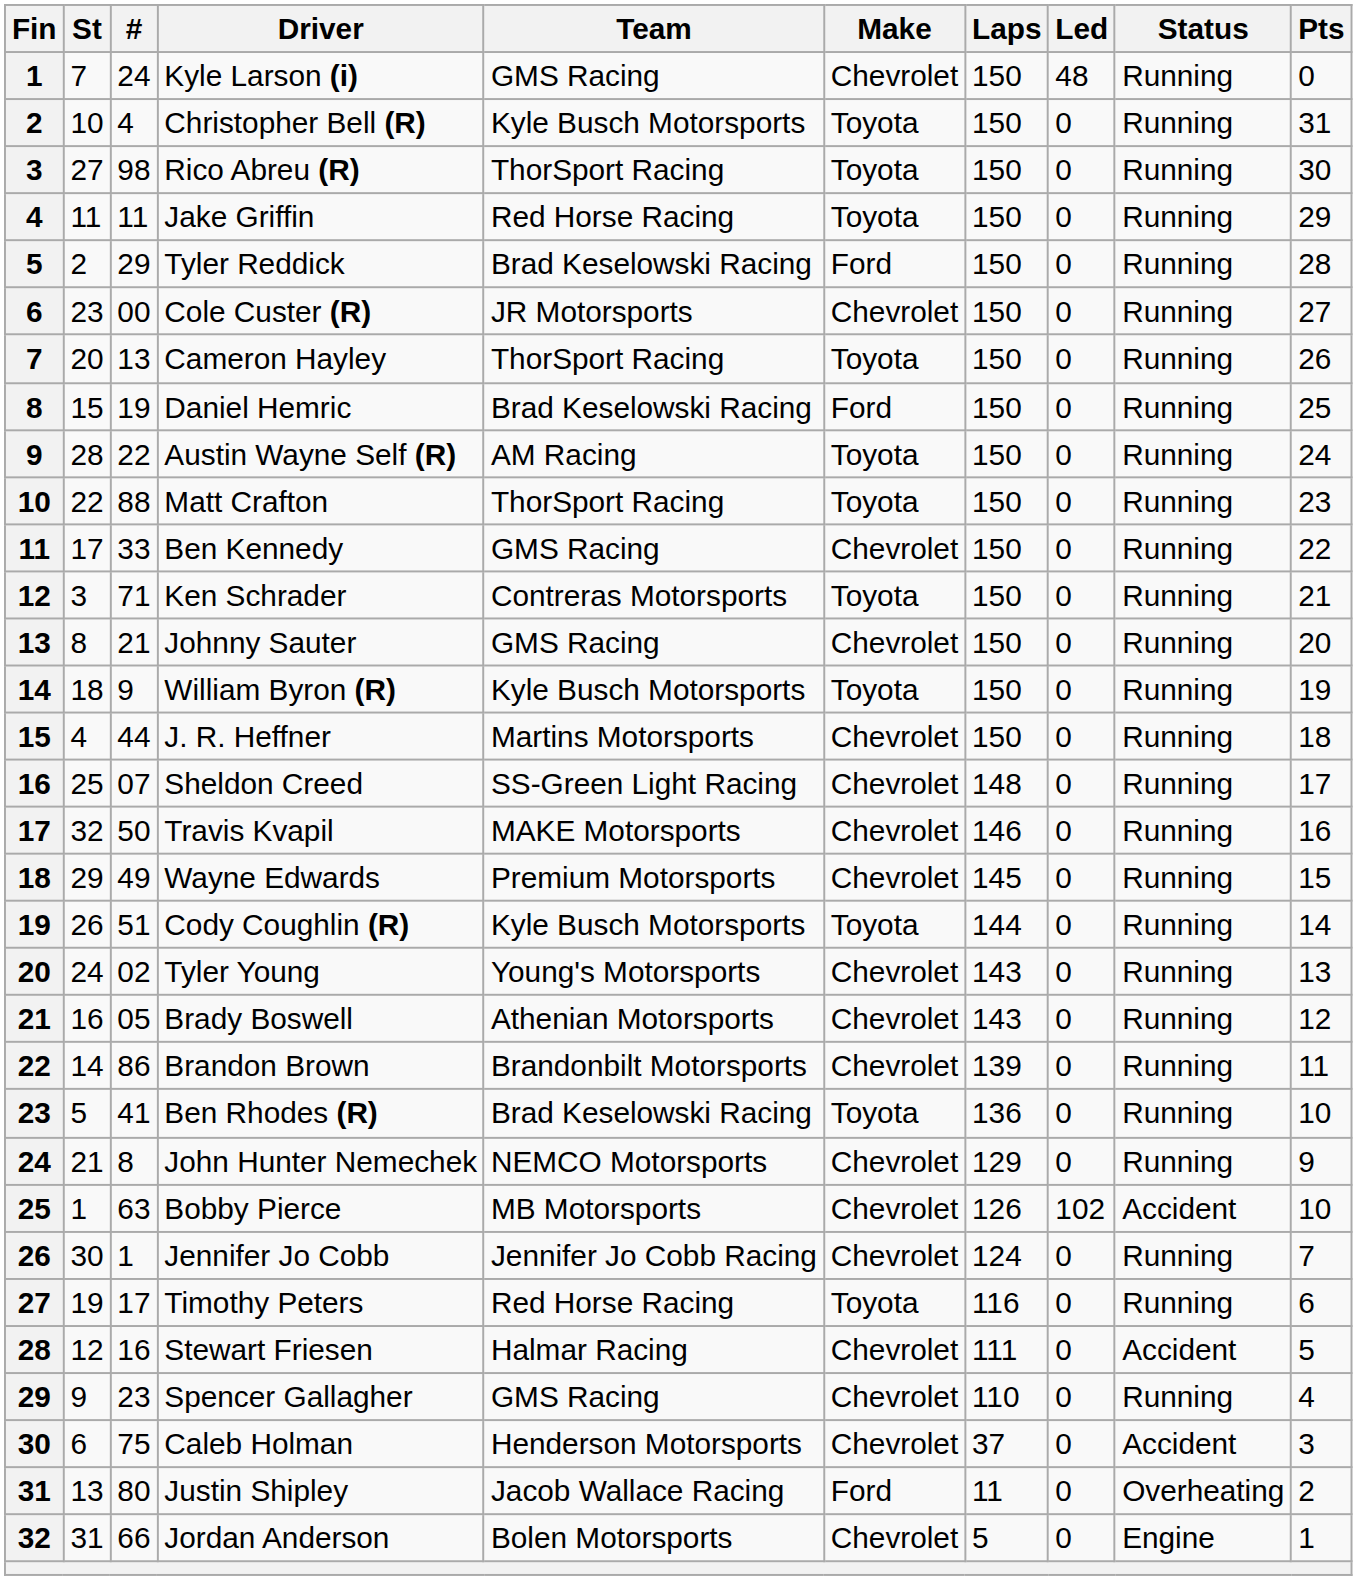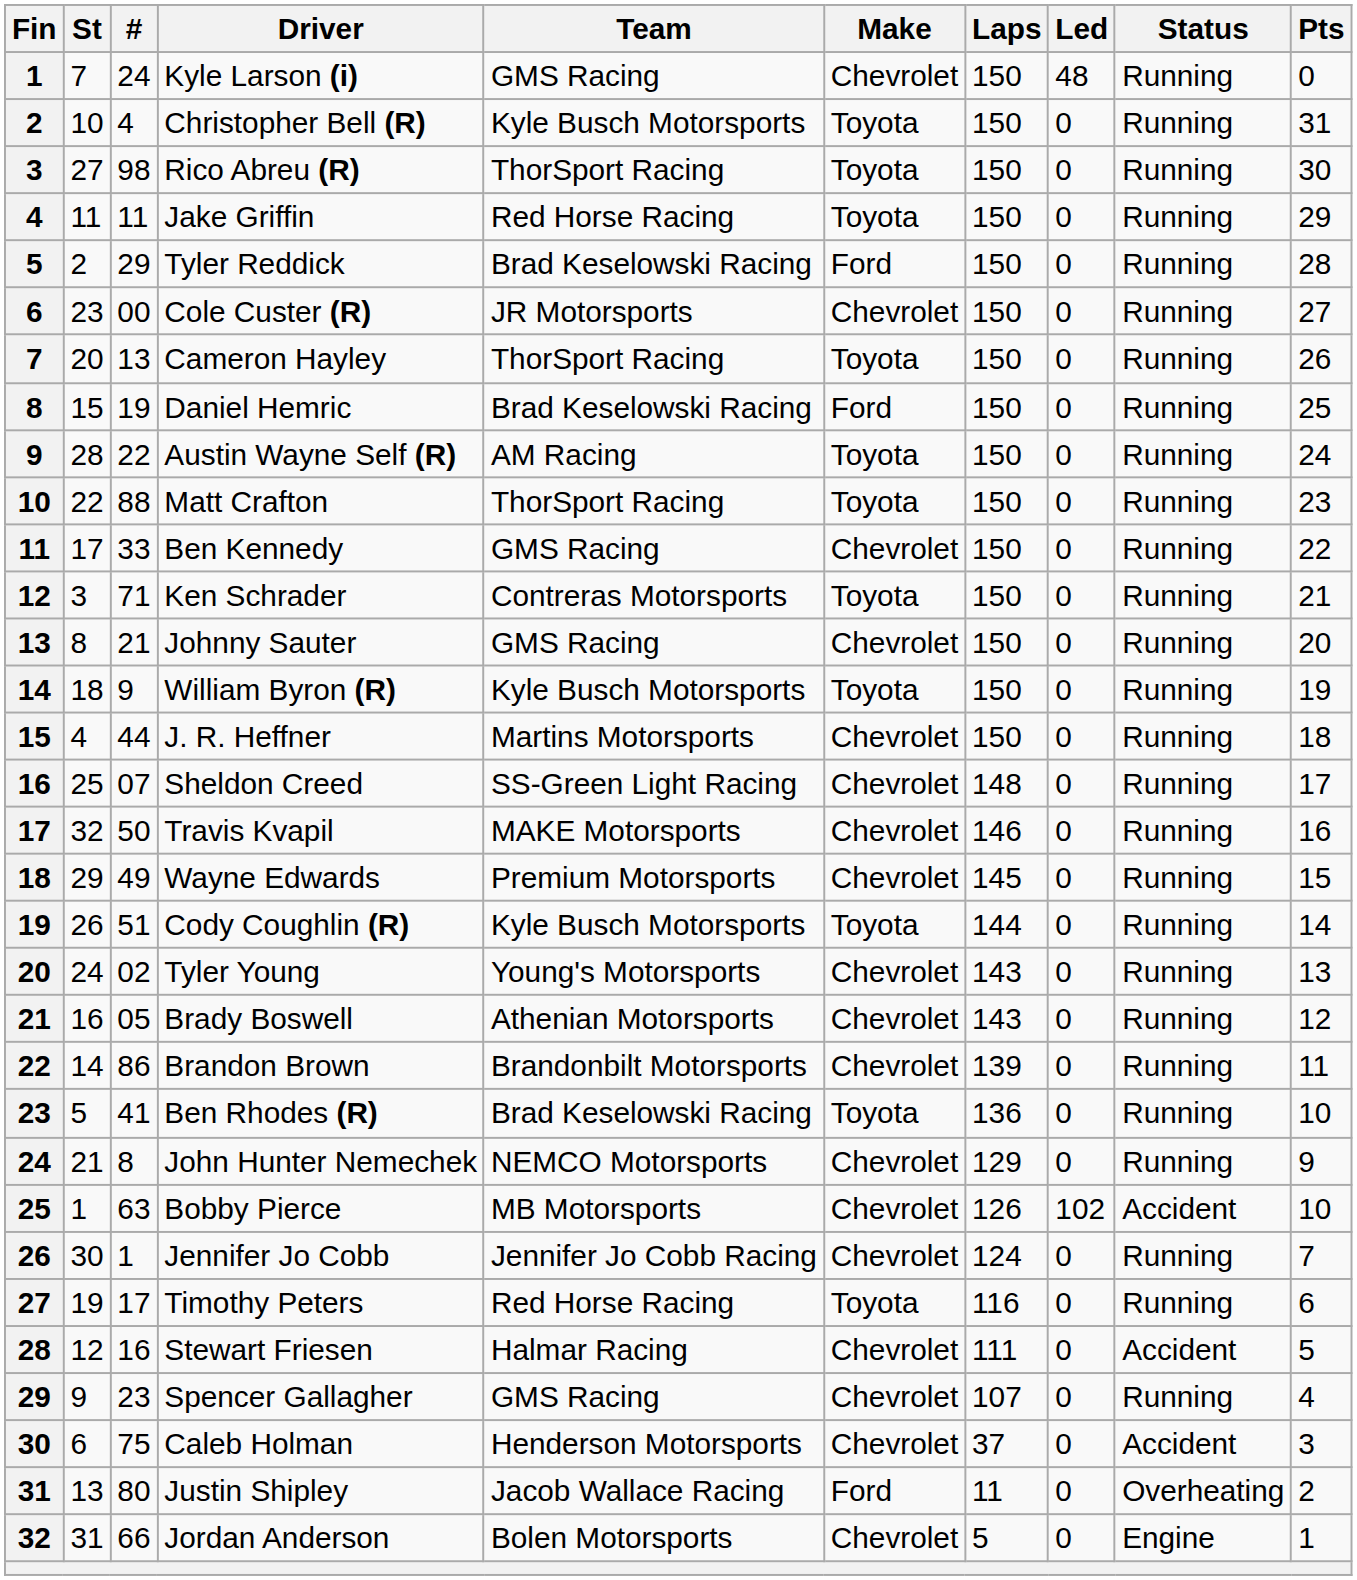(996, 1396) 110 -> (997, 1396) 107
